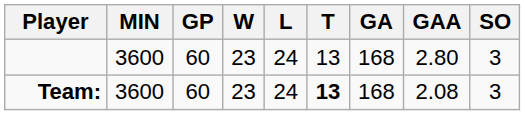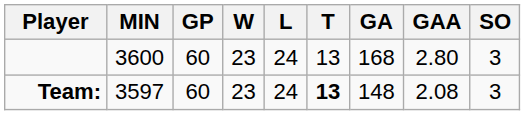(139, 92) 3600 -> (139, 92) 3597
(376, 92) 168 -> (376, 92) 148
